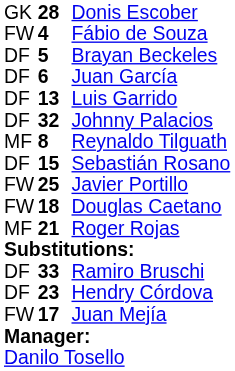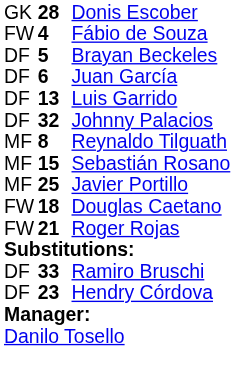(17, 163) DF -> (18, 163) MF
(19, 185) FW -> (18, 185) MF
(18, 228) MF -> (19, 228) FW
- row: (119, 314)
